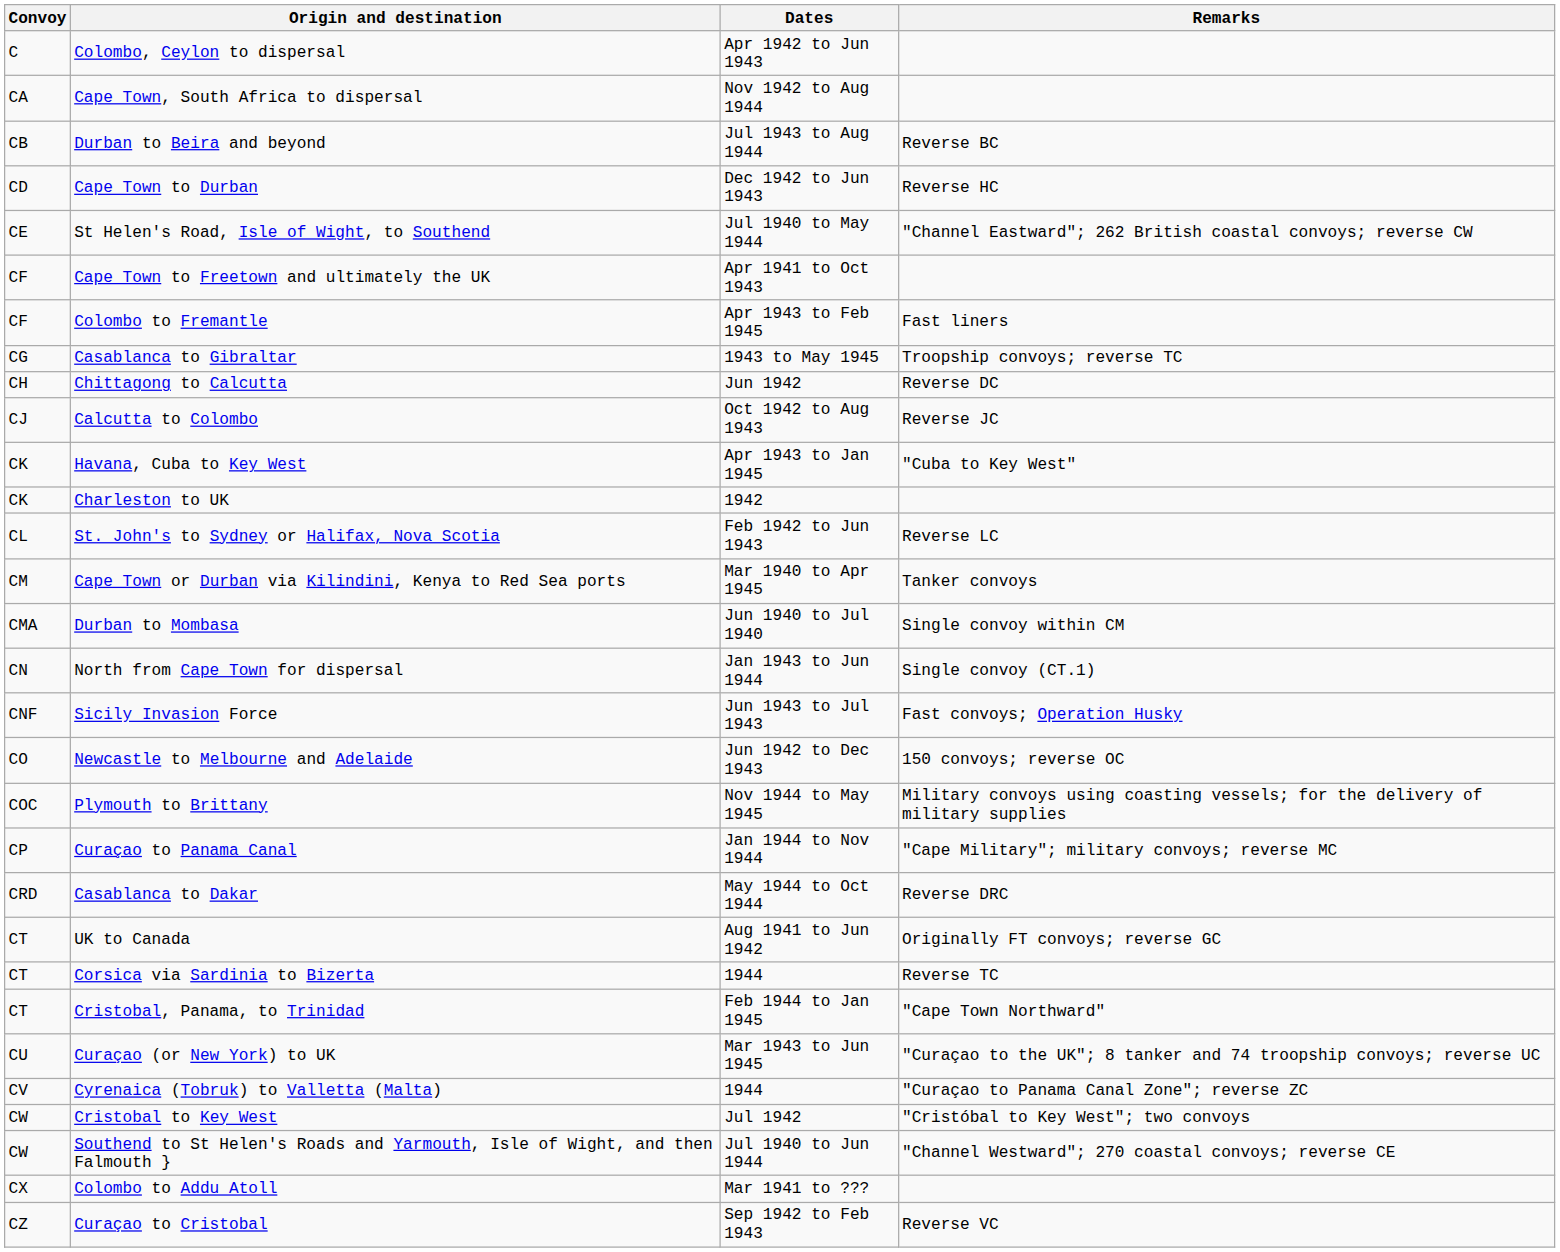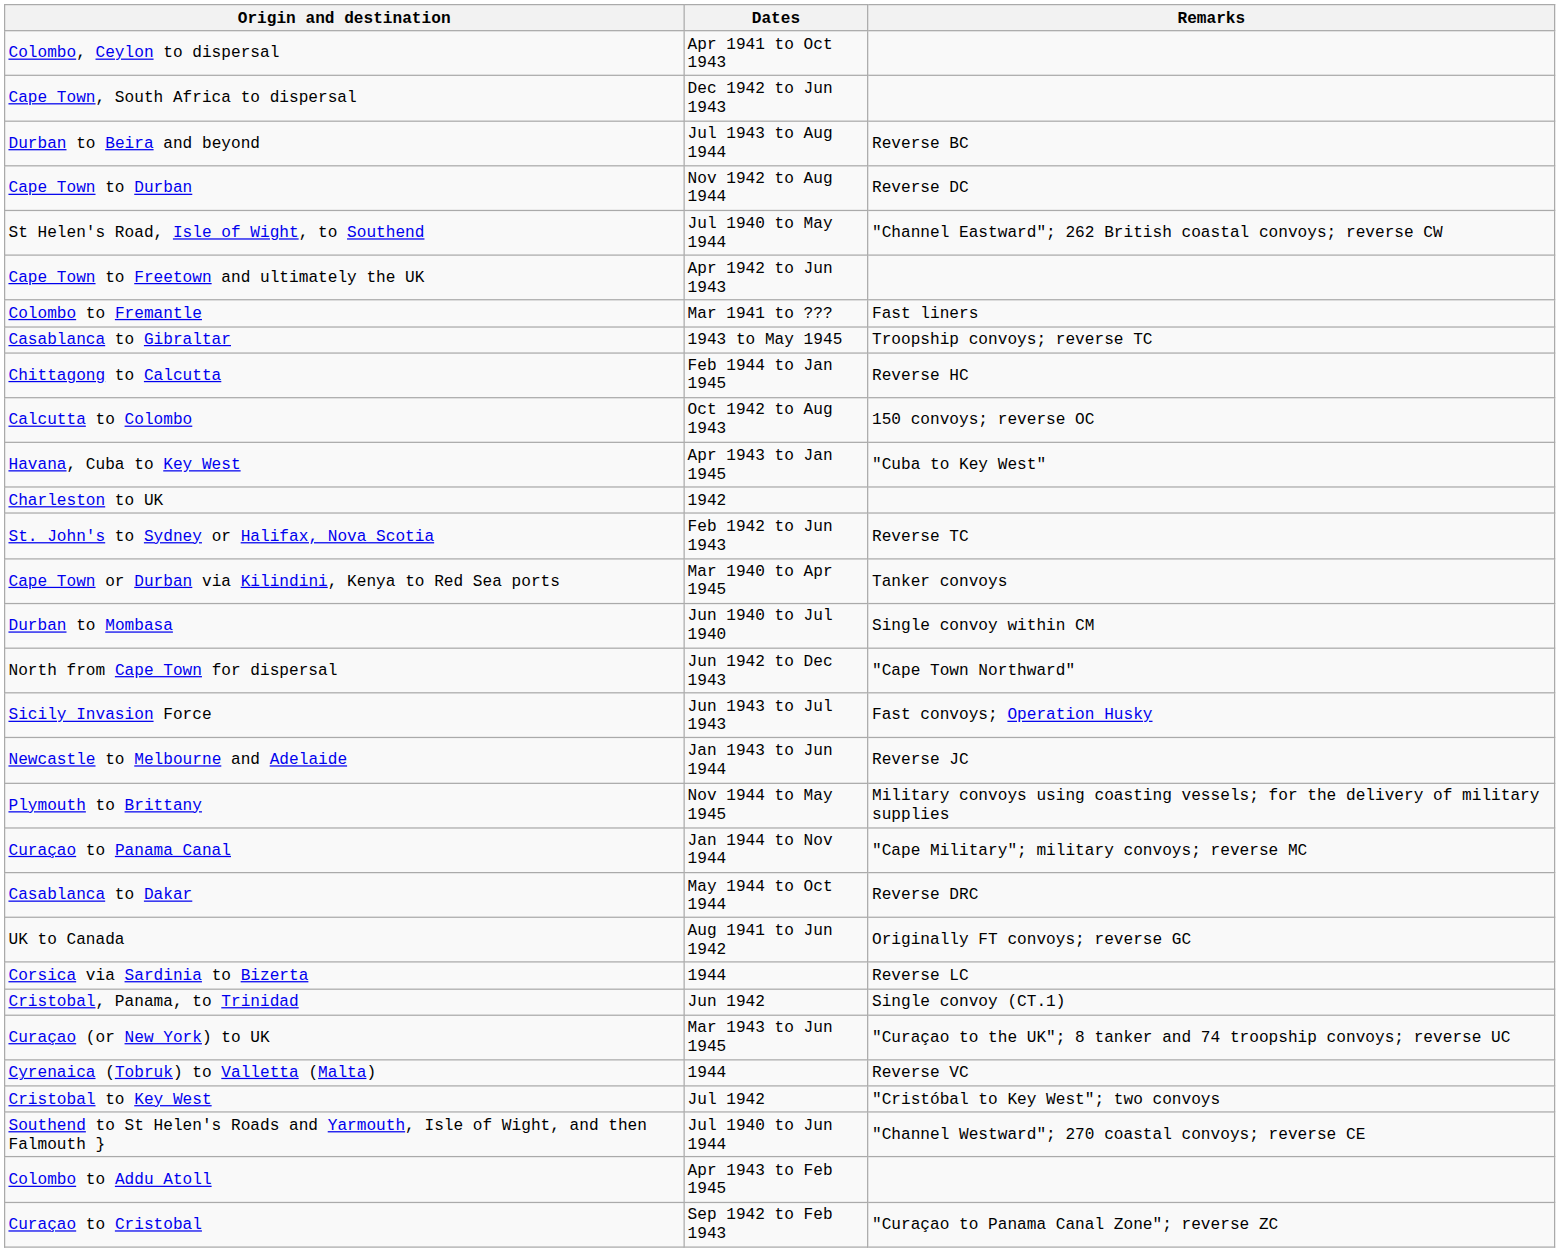- column: (37, 18)
(797, 53) Apr 1942 to Jun 1943 -> (760, 53) Apr 1941 to Oct 1943
(797, 98) Nov 1942 to Aug 1944 -> (760, 98) Dec 1942 to Jun 1943
(797, 188) Dec 1942 to Jun 1943 -> (760, 188) Nov 1942 to Aug 1944
(950, 188) Reverse HC -> (920, 188) Reverse DC
(797, 278) Apr 1941 to Oct 1943 -> (760, 278) Apr 1942 to Jun 1943
(797, 323) Apr 1943 to Feb 1945 -> (760, 313) Mar 1941 to ???
(763, 384) Jun 1942 -> (760, 375) Feb 1944 to Jan 1945
(950, 384) Reverse DC -> (920, 375) Reverse HC
(950, 420) Reverse JC -> (983, 420) 150 convoys; reverse OC
(950, 536) Reverse LC -> (920, 536) Reverse TC
(797, 671) Jan 1943 to Jun 1944 -> (760, 671) Jun 1942 to Dec 1943
(999, 671) Single convoy (CT.1) -> (974, 671) "Cape Town Northward"
(797, 760) Jun 1942 to Dec 1943 -> (760, 760) Jan 1943 to Jun 1944
(1013, 760) 150 convoys; reverse OC -> (920, 760) Reverse JC
(950, 975) Reverse TC -> (920, 975) Reverse LC
(797, 1011) Feb 1944 to Jan 1945 -> (726, 1002) Jun 1942
(1004, 1011) "Cape Town Northward" -> (969, 1002) Single convoy (CT.1)
(1105, 1091) "Curaçao to Panama Canal Zone"; reverse ZC -> (920, 1073) Reverse VC
(797, 1189) Mar 1941 to ??? -> (760, 1180) Apr 1943 to Feb 1945
(950, 1224) Reverse VC -> (1075, 1224) "Curaçao to Panama Canal Zone"; reverse ZC
